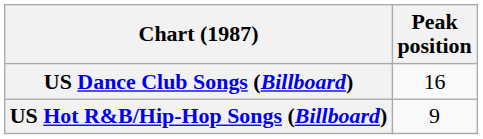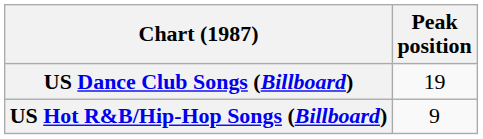(435, 81) 16 -> (435, 81) 19
